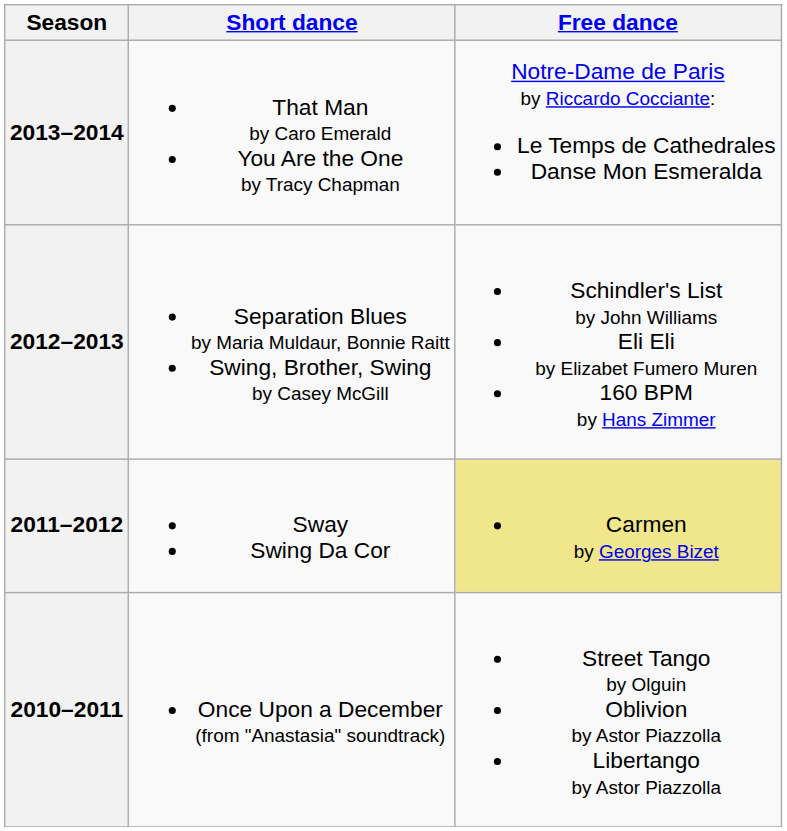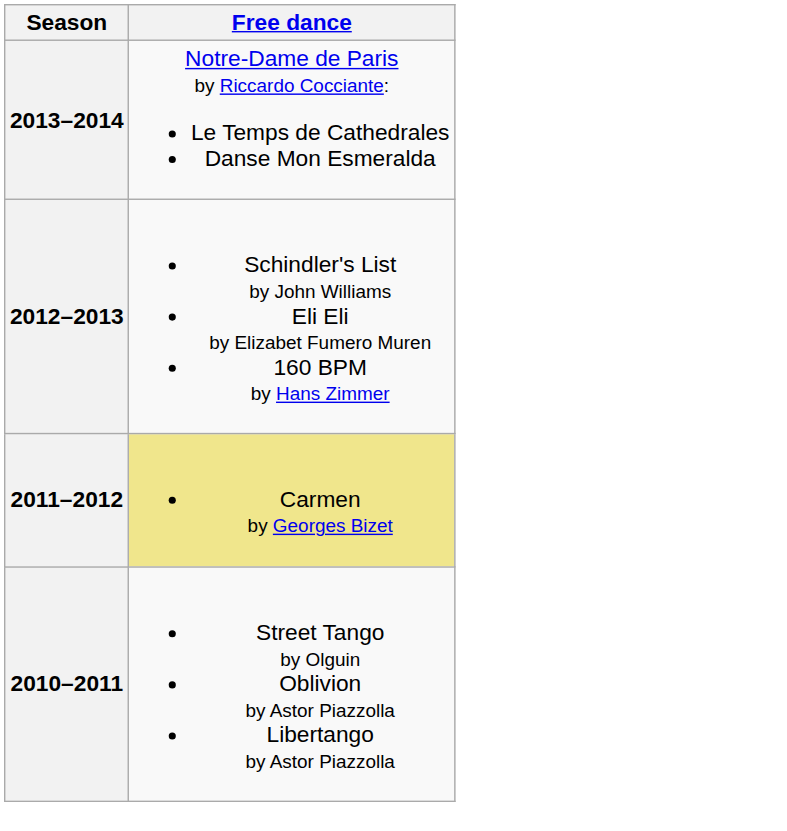- column: (292, 22)
